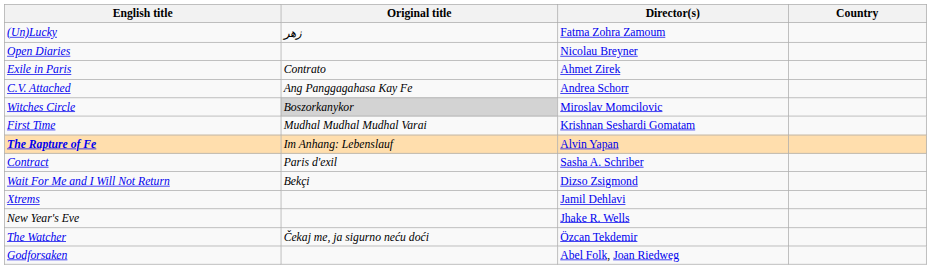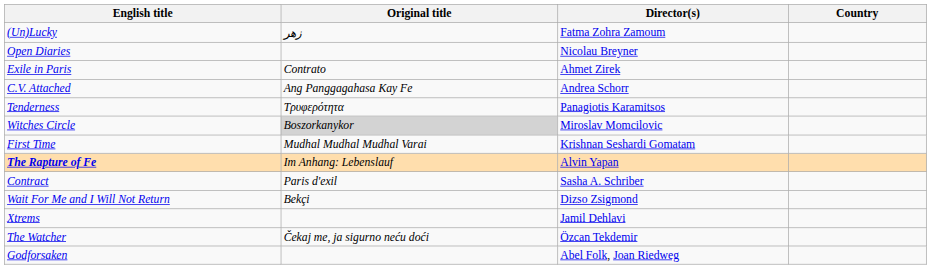+ row: (33, 107)
- row: (43, 218)
